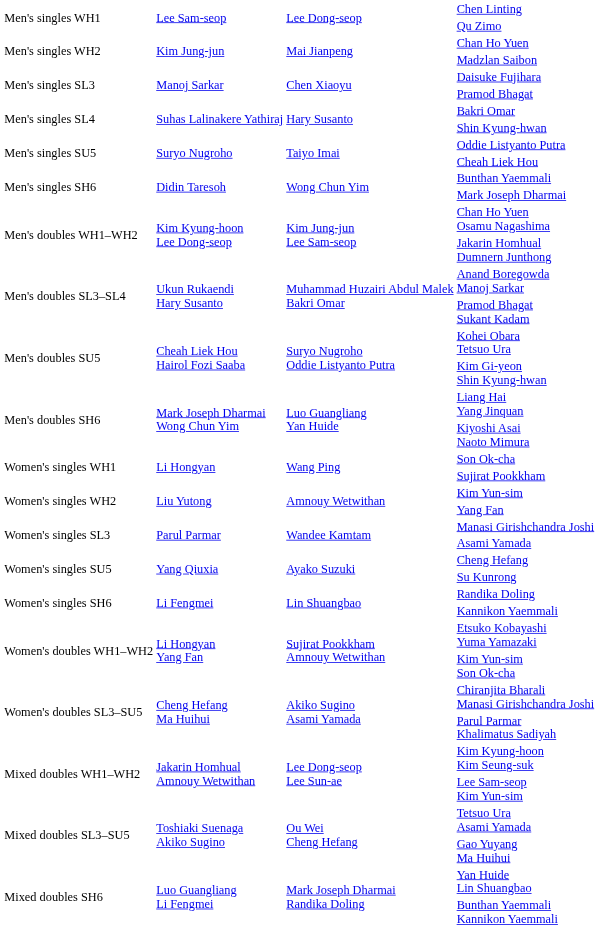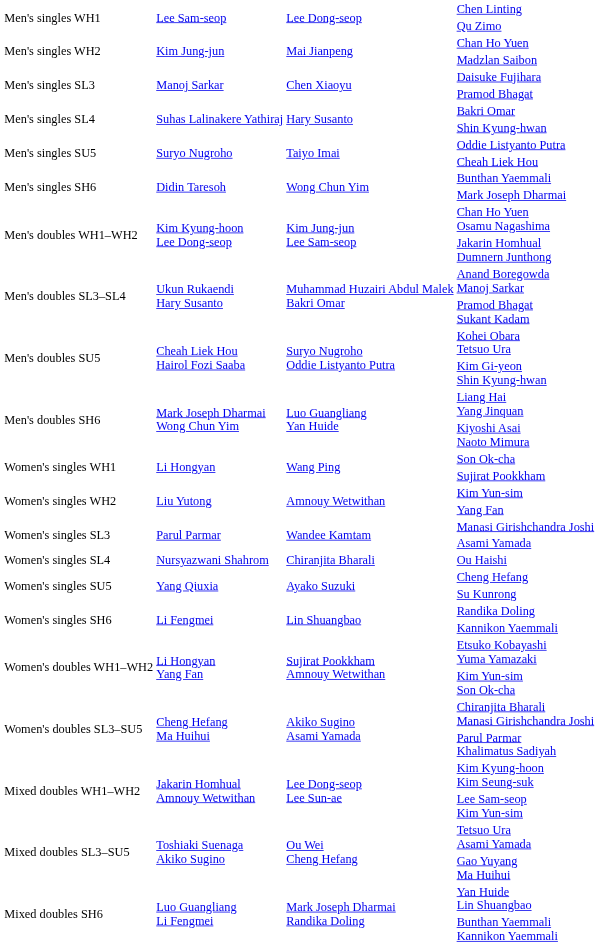+ row: (482, 560)
